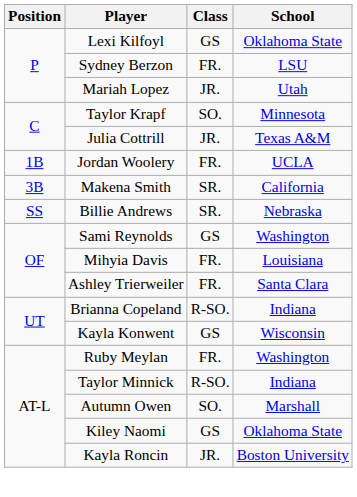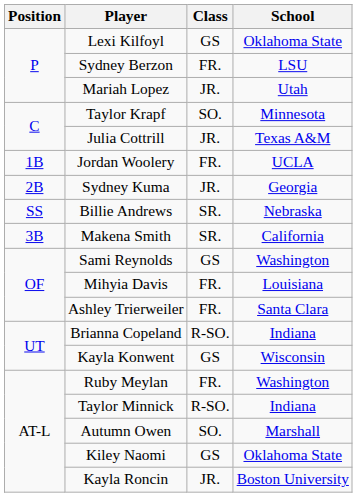+ row: (126, 187)
rows swapped: (126, 187) <-> (126, 211)
